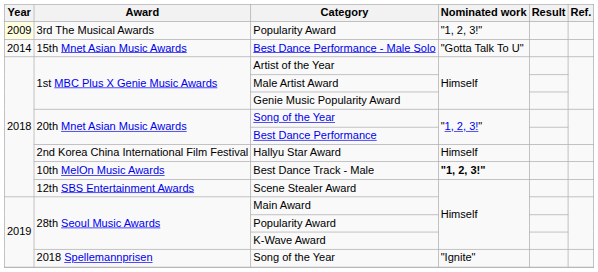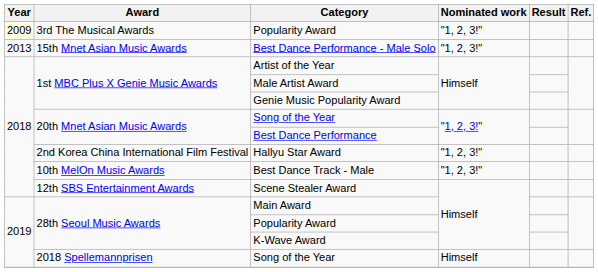(19, 48) 2014 -> (19, 48) 2013
(482, 48) "Gotta Talk To U" -> (461, 48) "1, 2, 3!"
(459, 153) Himself -> (461, 153) "1, 2, 3!"
(463, 170) bold -> (461, 170) normal
(458, 258) "Ignite" -> (459, 258) Himself
